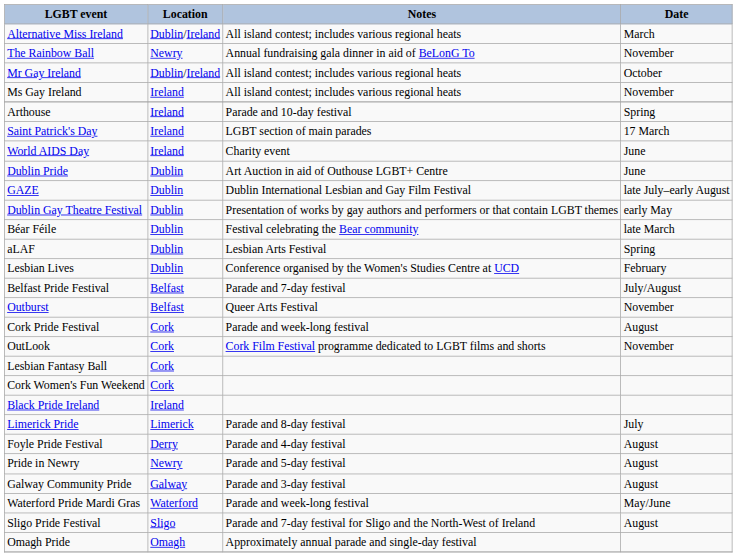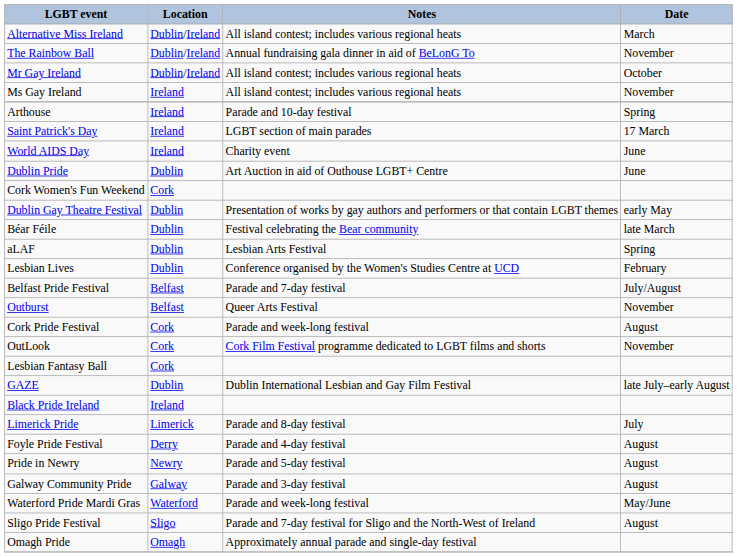(166, 53) Newry -> (185, 53) Dublin/Ireland
rows swapped: (23, 190) <-> (76, 385)
